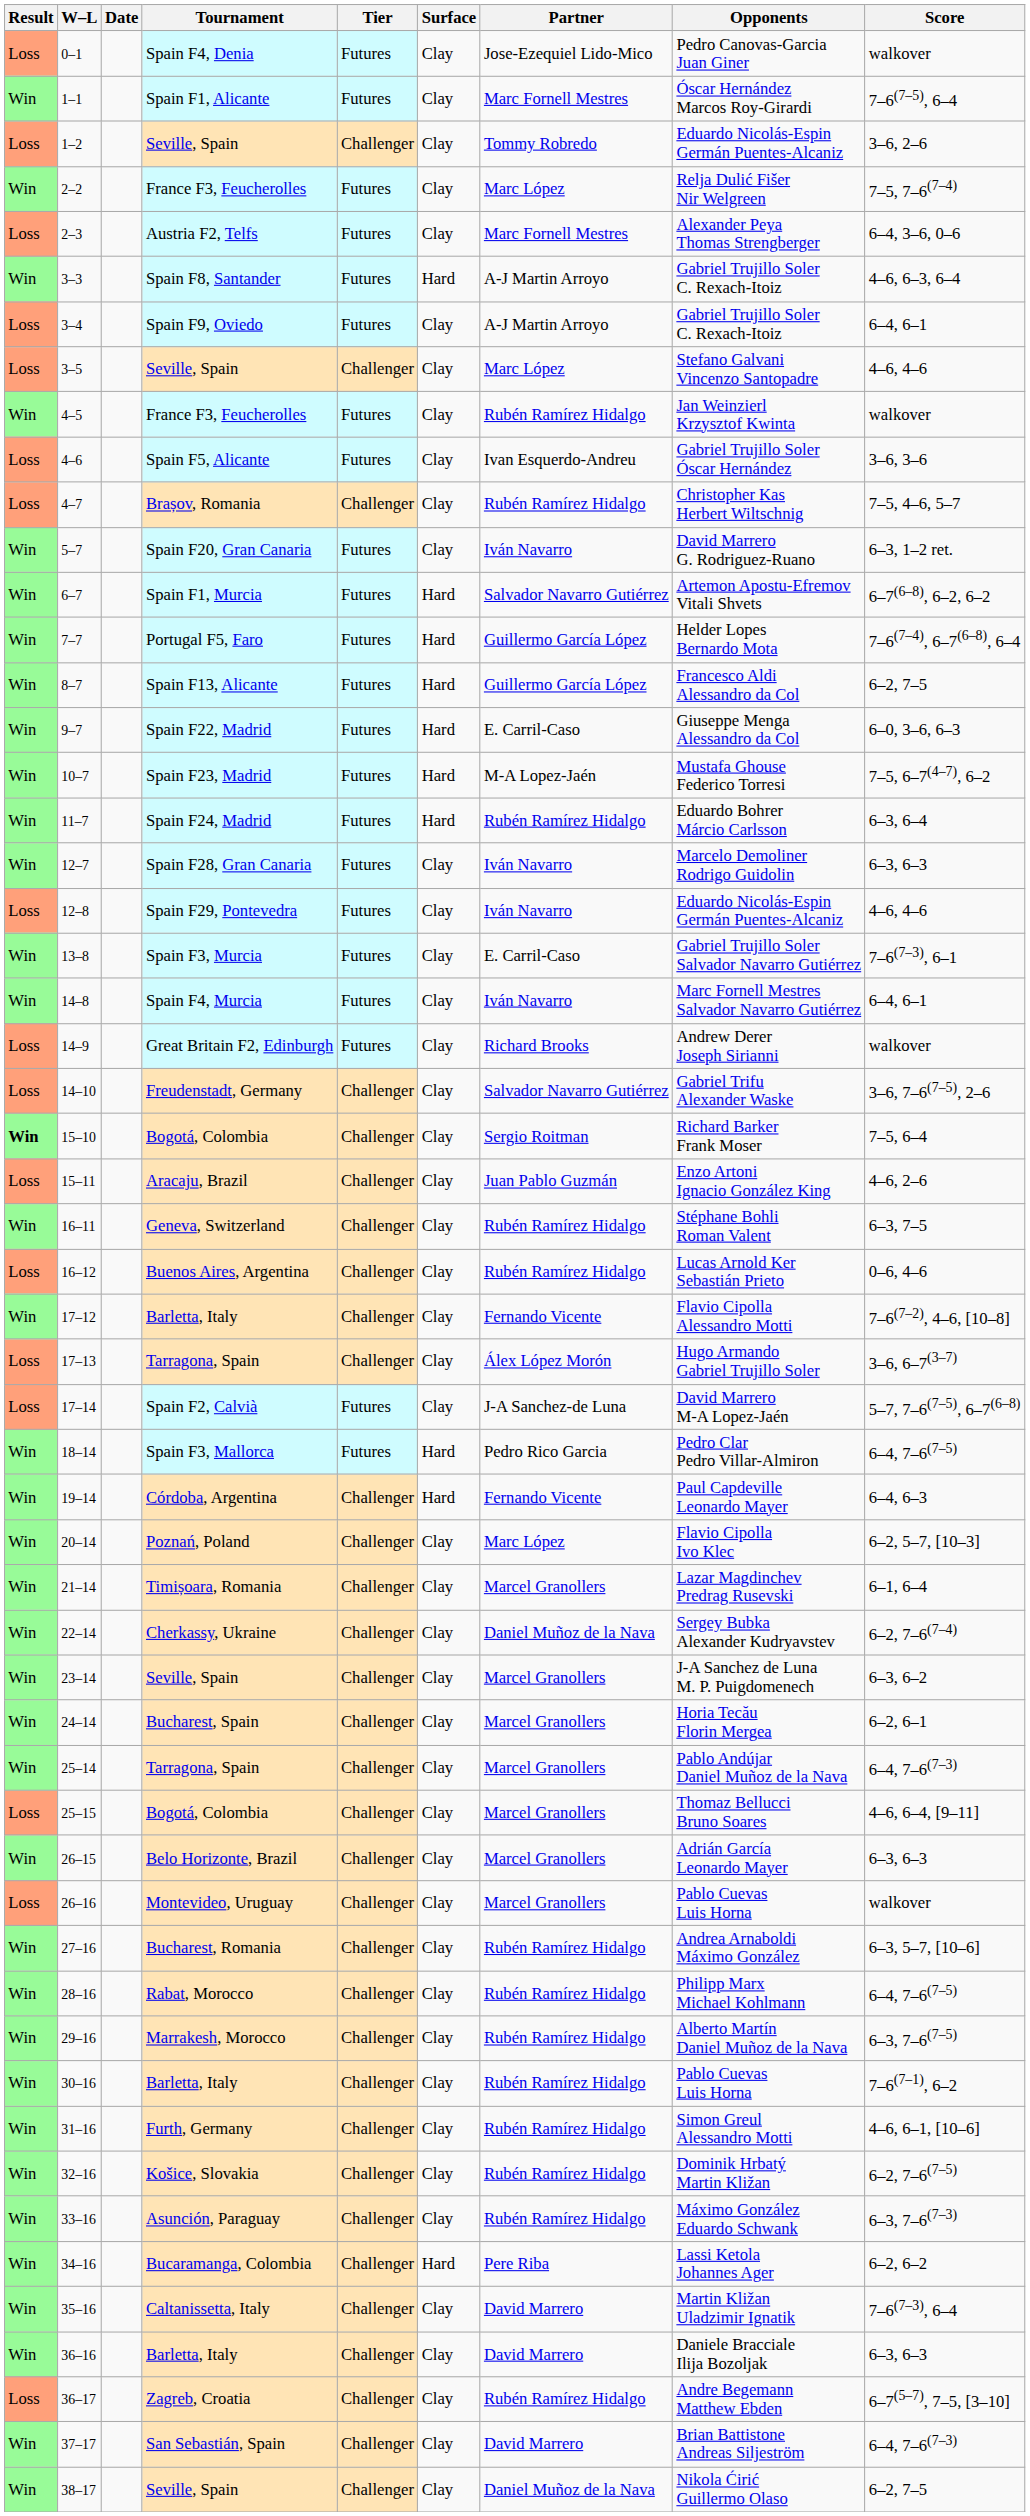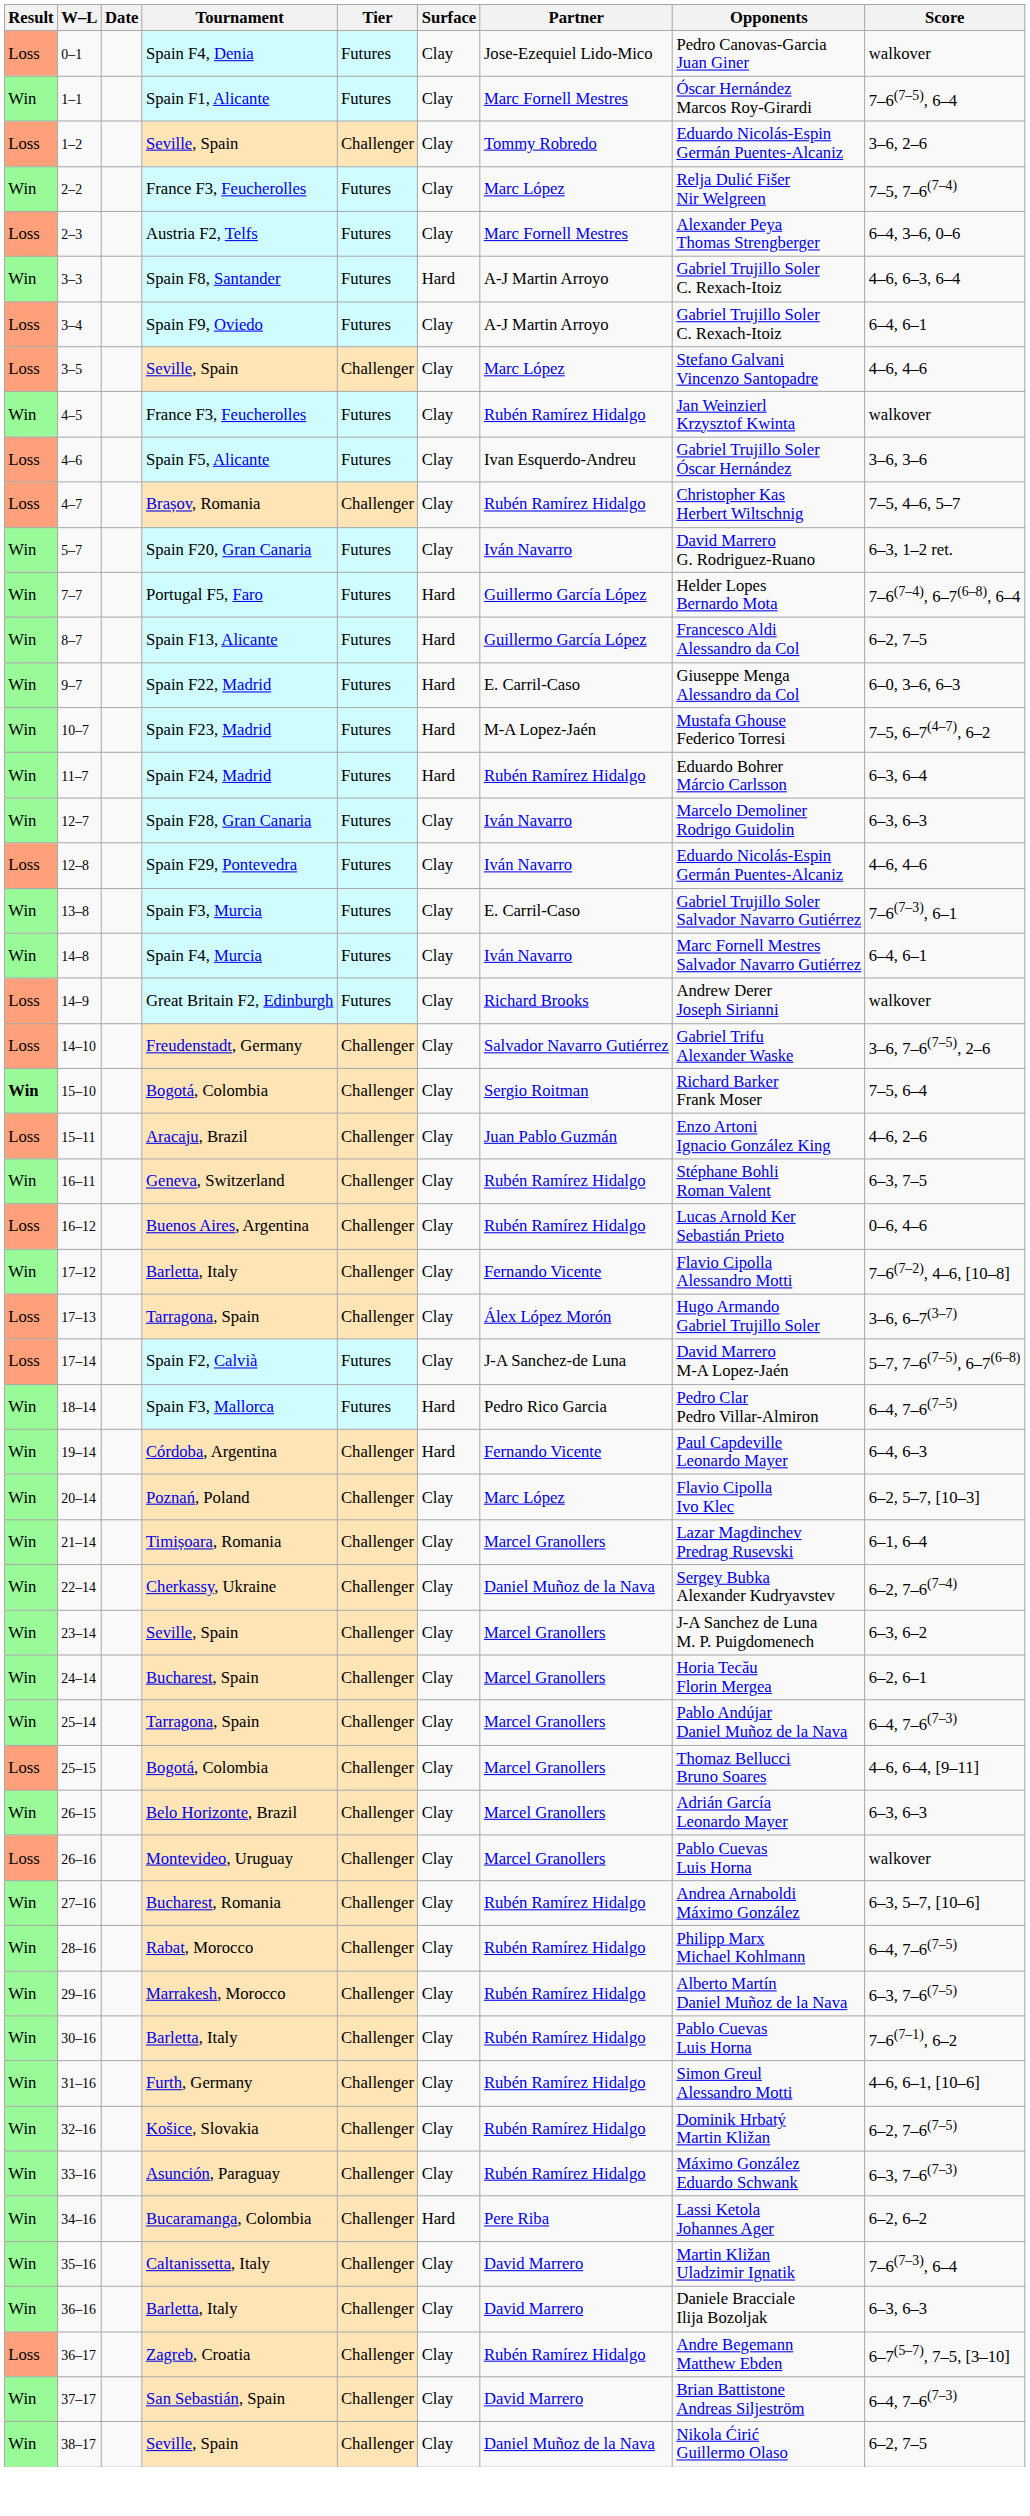- row: (72, 595)
